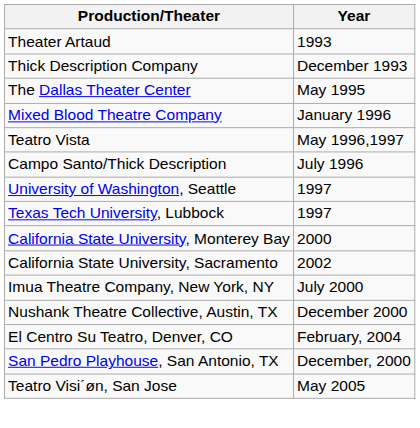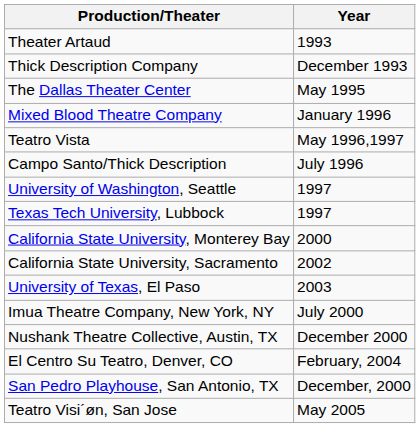+ row: (104, 287)
